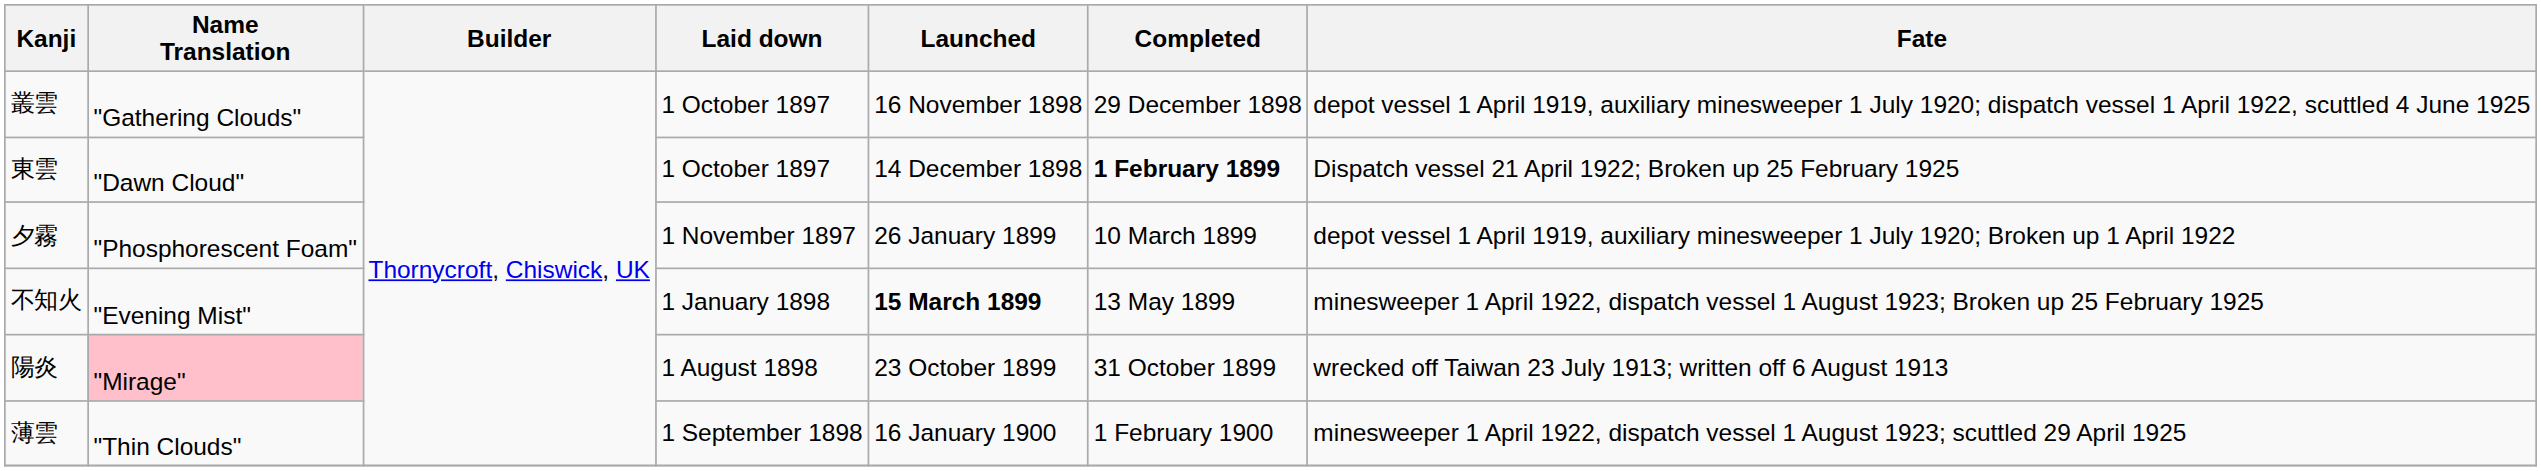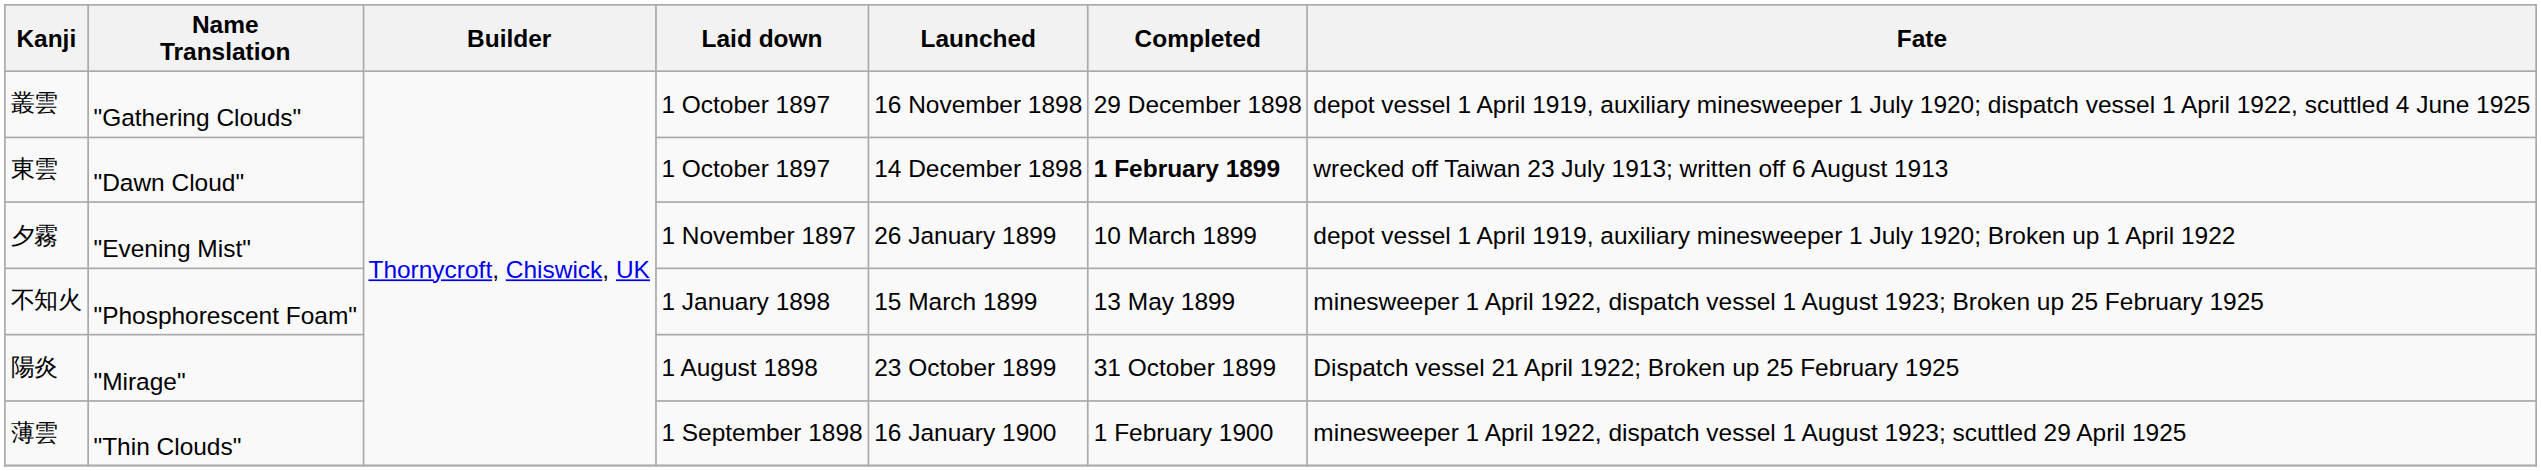(1636, 170) Dispatch vessel 21 April 1922; Broken up 25 February 1925 -> (1631, 170) wrecked off Taiwan 23 July 1913; written off 6 August 1913
(225, 249) "Phosphorescent Foam" -> (172, 249) "Evening Mist"
(172, 315) "Evening Mist" -> (225, 315) "Phosphorescent Foam"
(958, 302) bold -> (956, 302) normal
(140, 381) pink background -> (140, 381) no background
(1631, 368) wrecked off Taiwan 23 July 1913; written off 6 August 1913 -> (1636, 368) Dispatch vessel 21 April 1922; Broken up 25 February 1925
